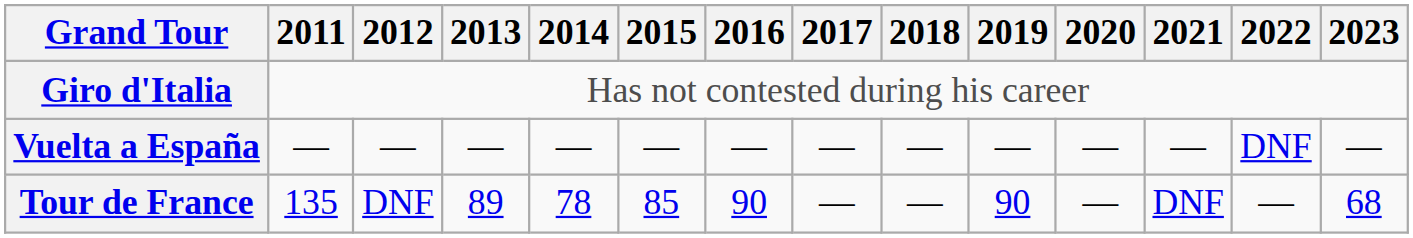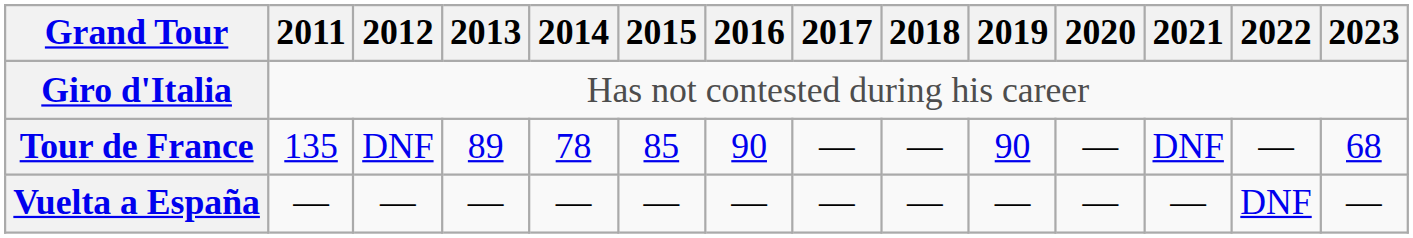rows swapped: (137, 202) <-> (137, 145)
